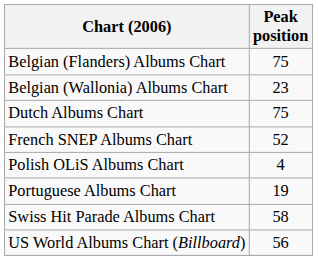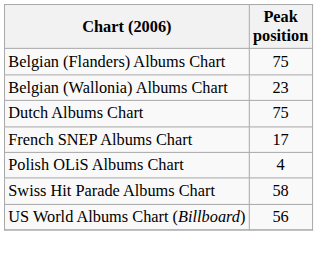(281, 139) 52 -> (281, 139) 17
- row: (92, 191)
